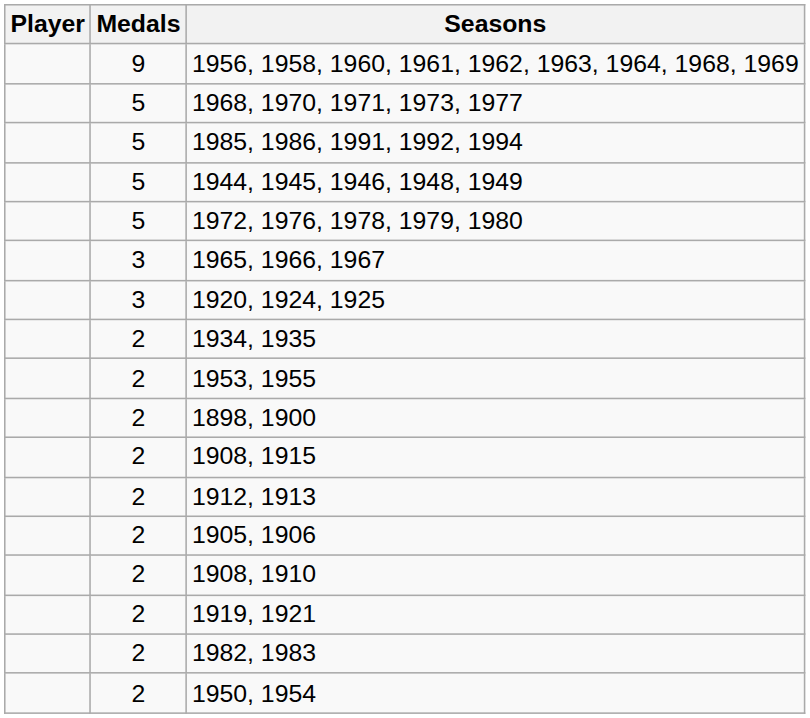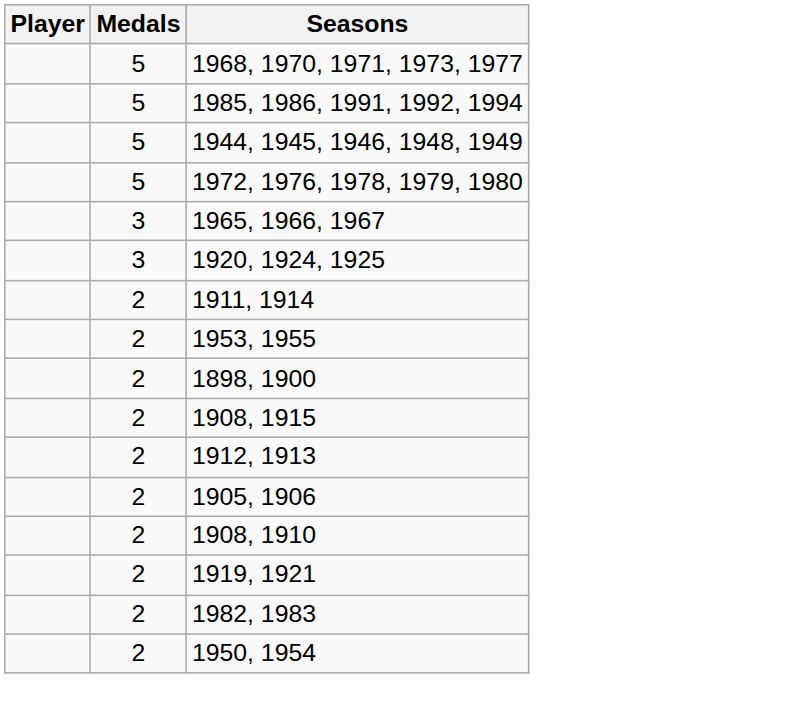- row: (495, 63)
- row: (254, 338)
+ row: (253, 299)
